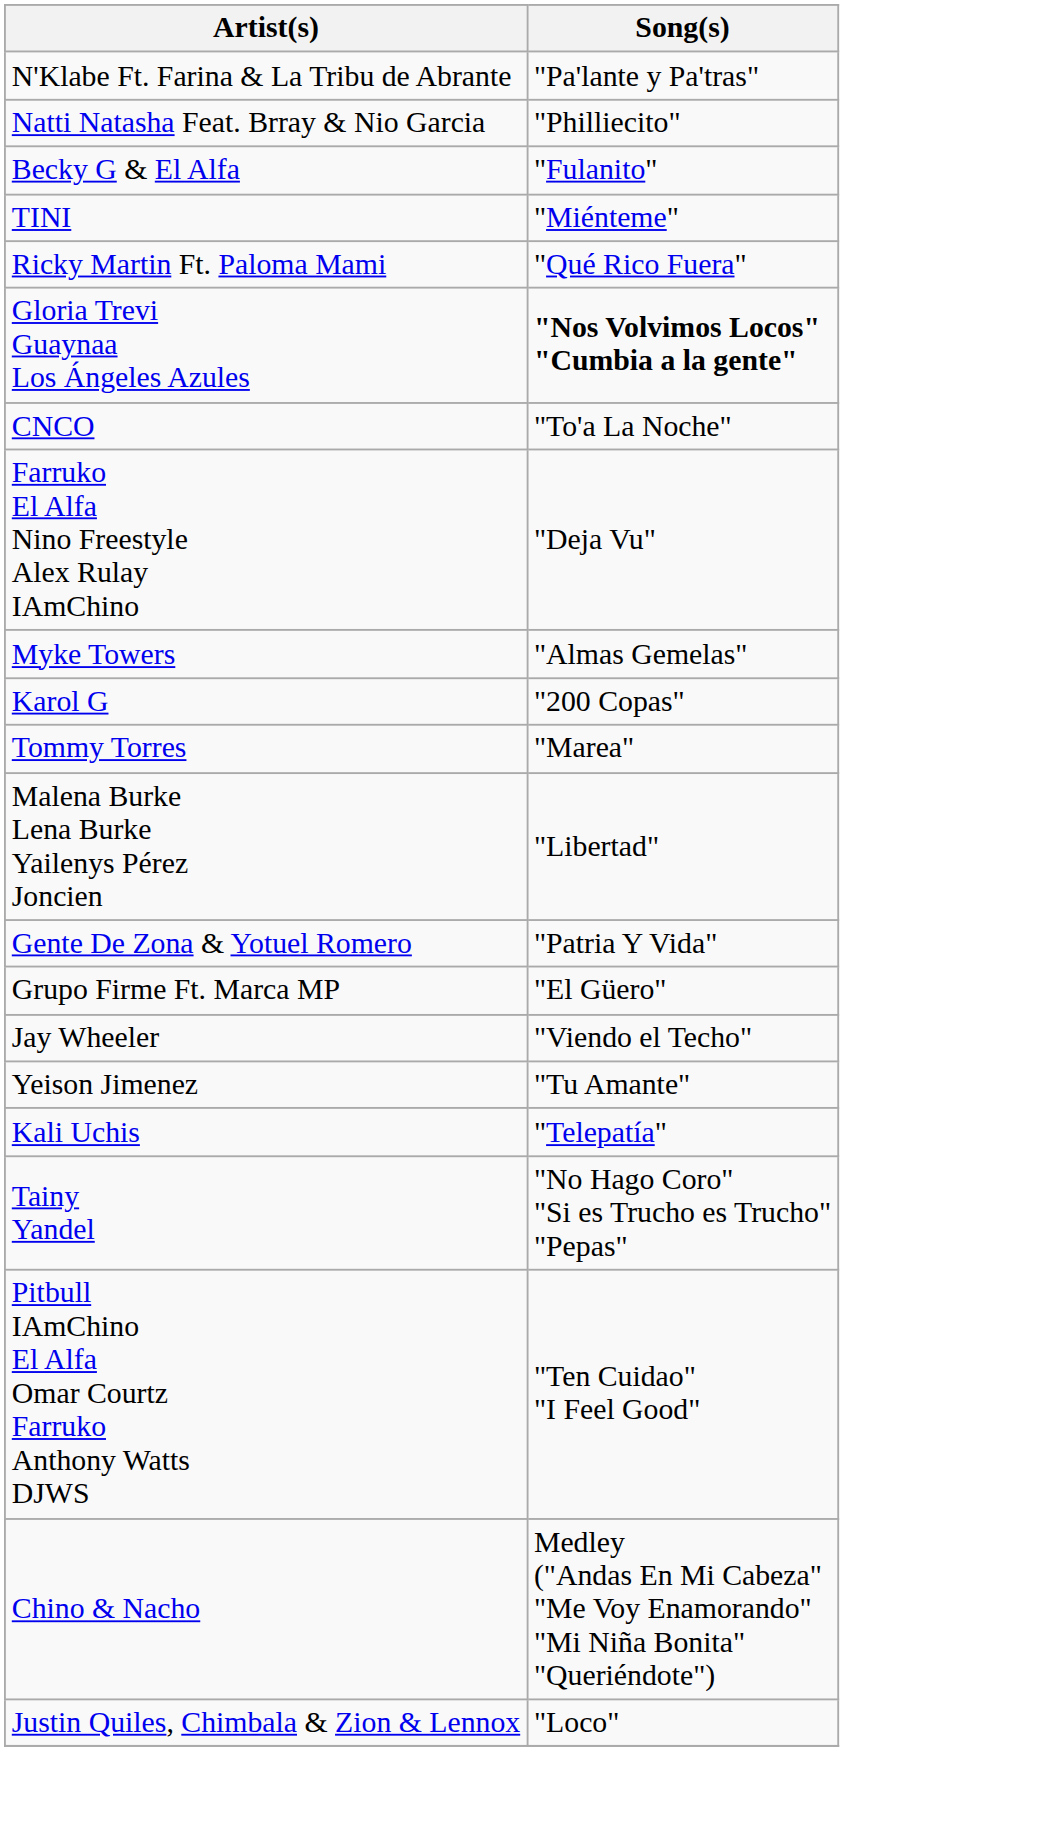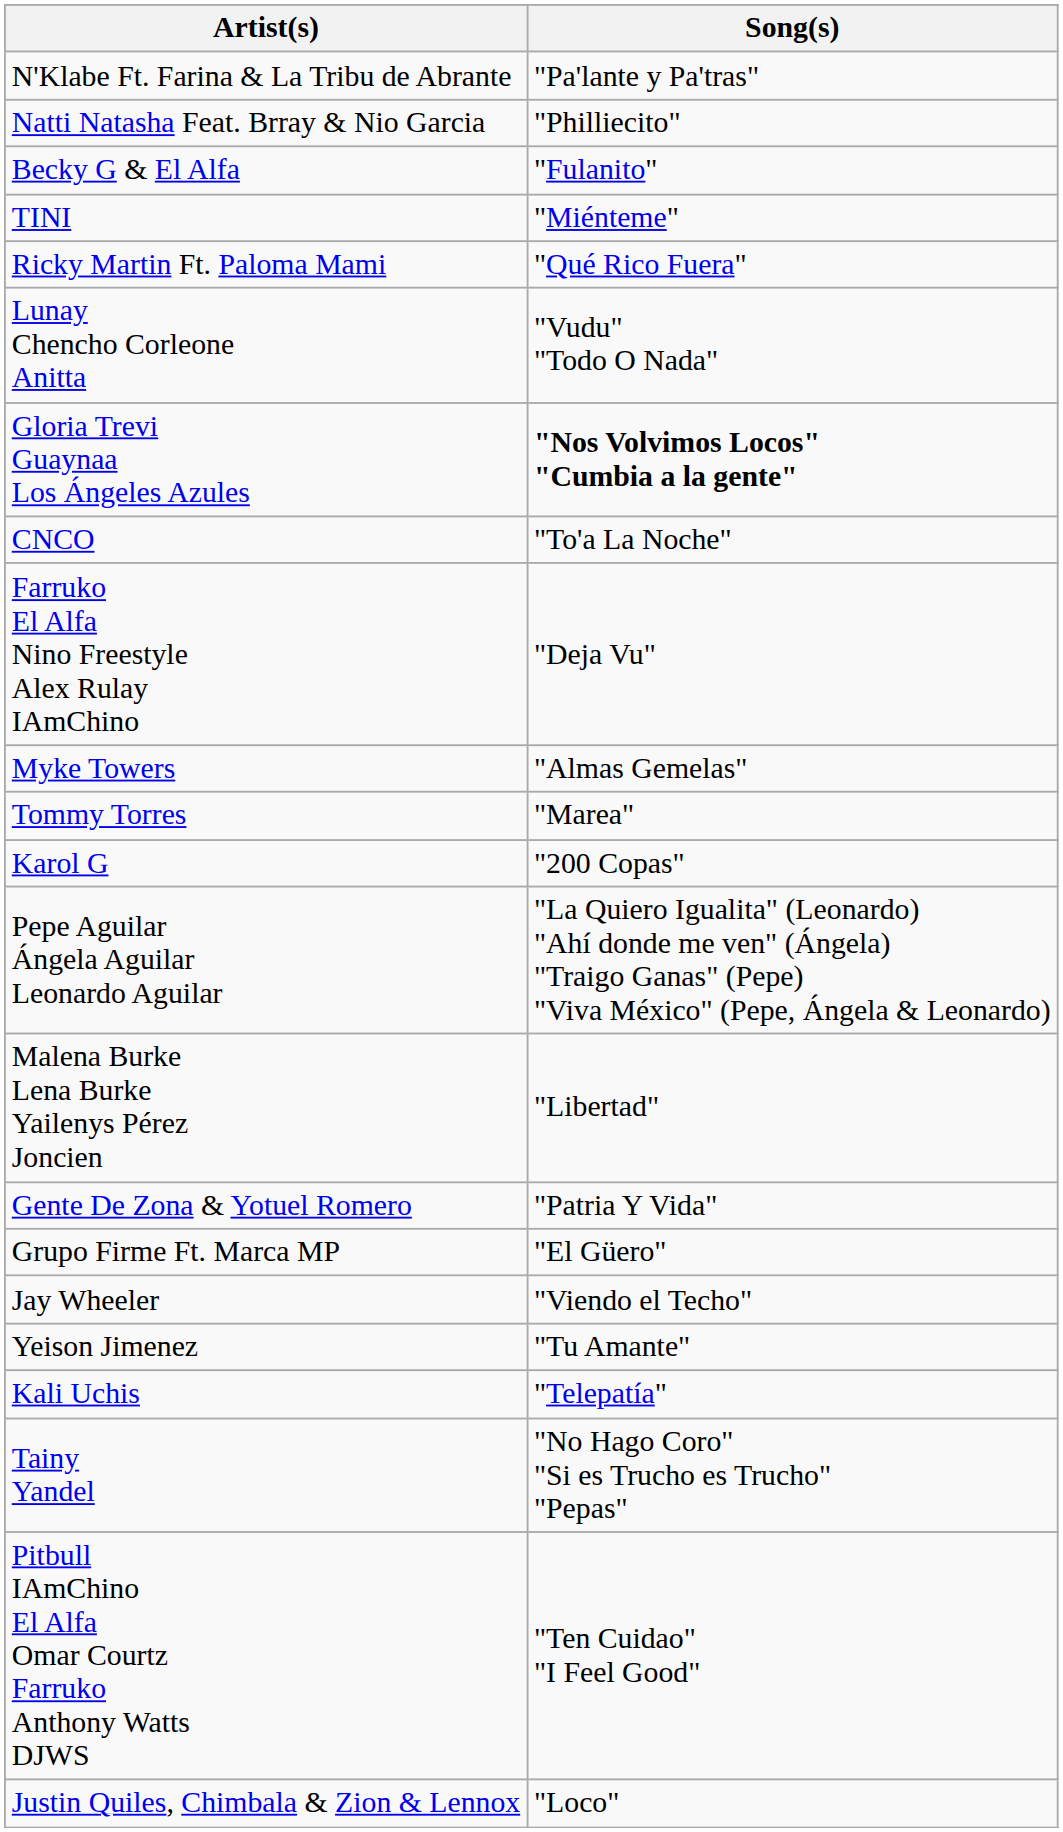+ row: (123, 344)
rows swapped: (60, 700) <-> (99, 748)
+ row: (117, 959)
- row: (106, 1608)
